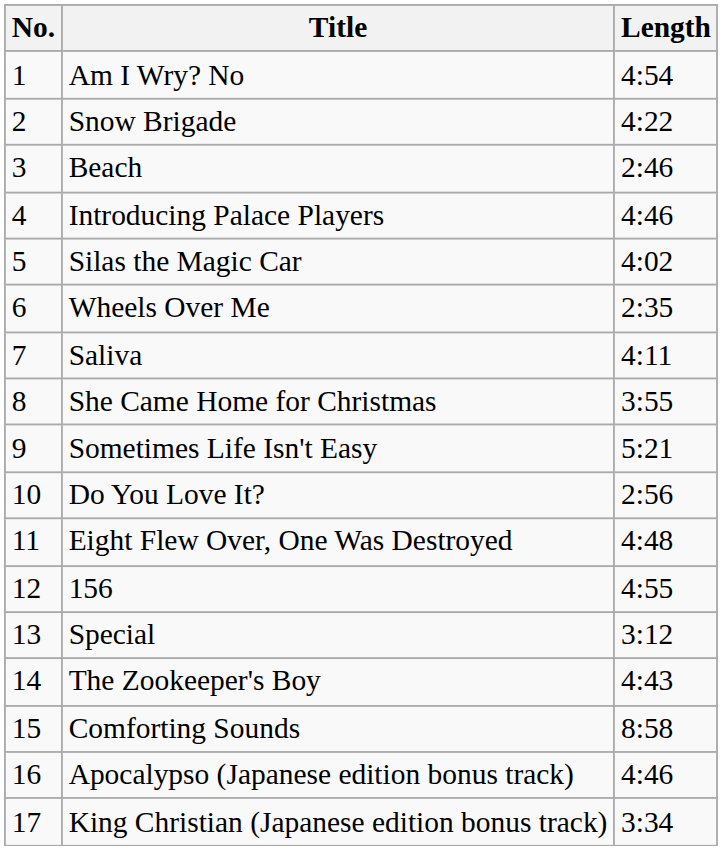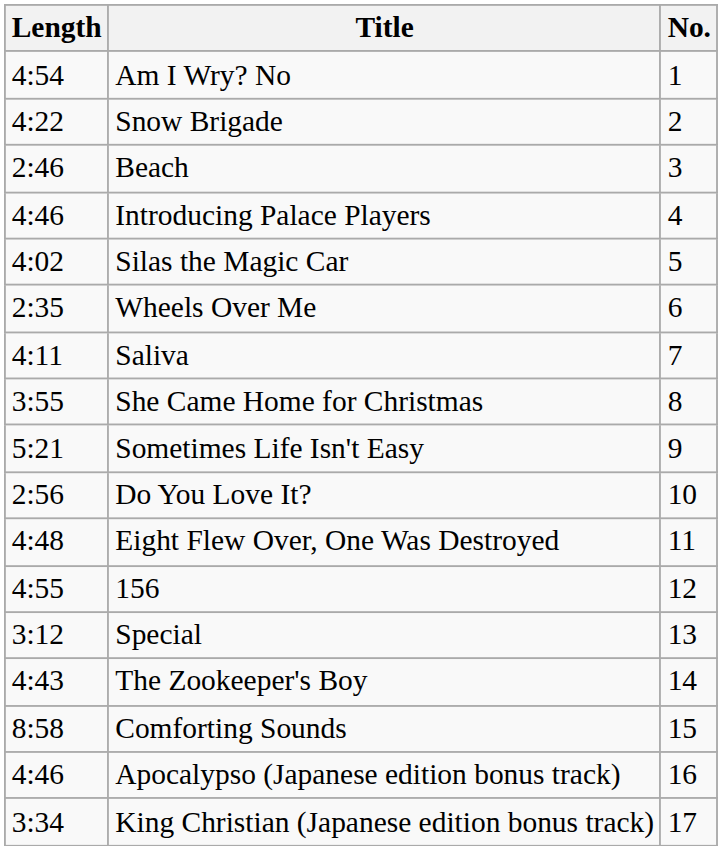columns swapped: (33, 27) <-> (666, 27)
